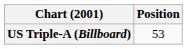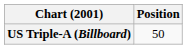(158, 34) 53 -> (158, 34) 50
